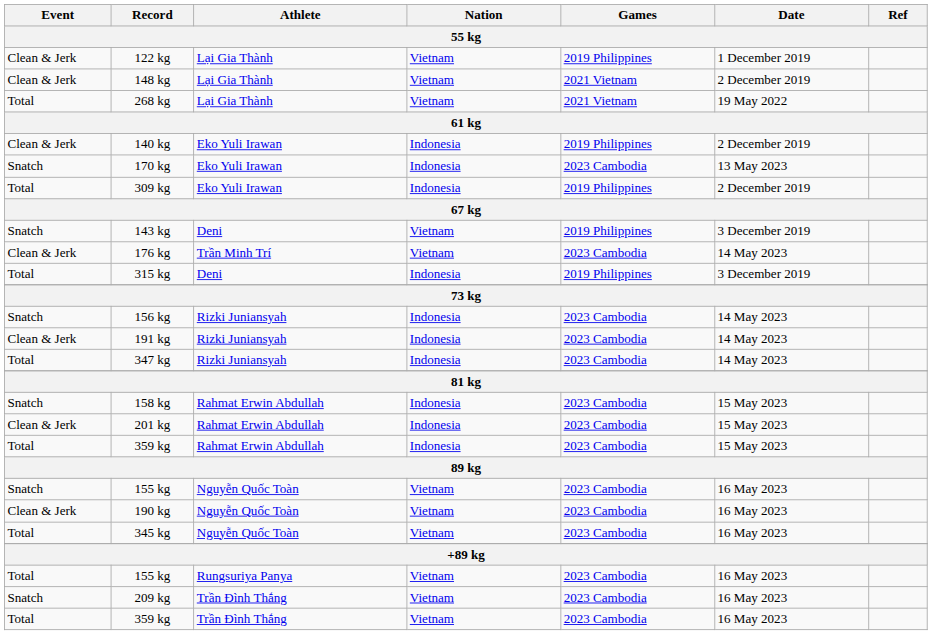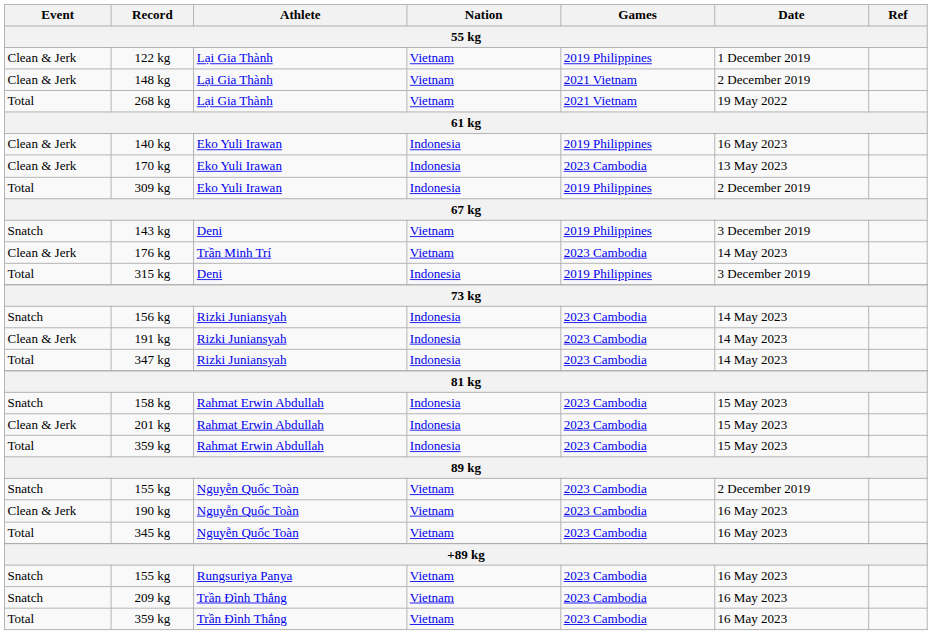(764, 144) 2 December 2019 -> (752, 144) 16 May 2023
(25, 166) Snatch -> (42, 166) Clean & Jerk
(752, 489) 16 May 2023 -> (764, 489) 2 December 2019
(21, 575) Total -> (25, 575) Snatch
